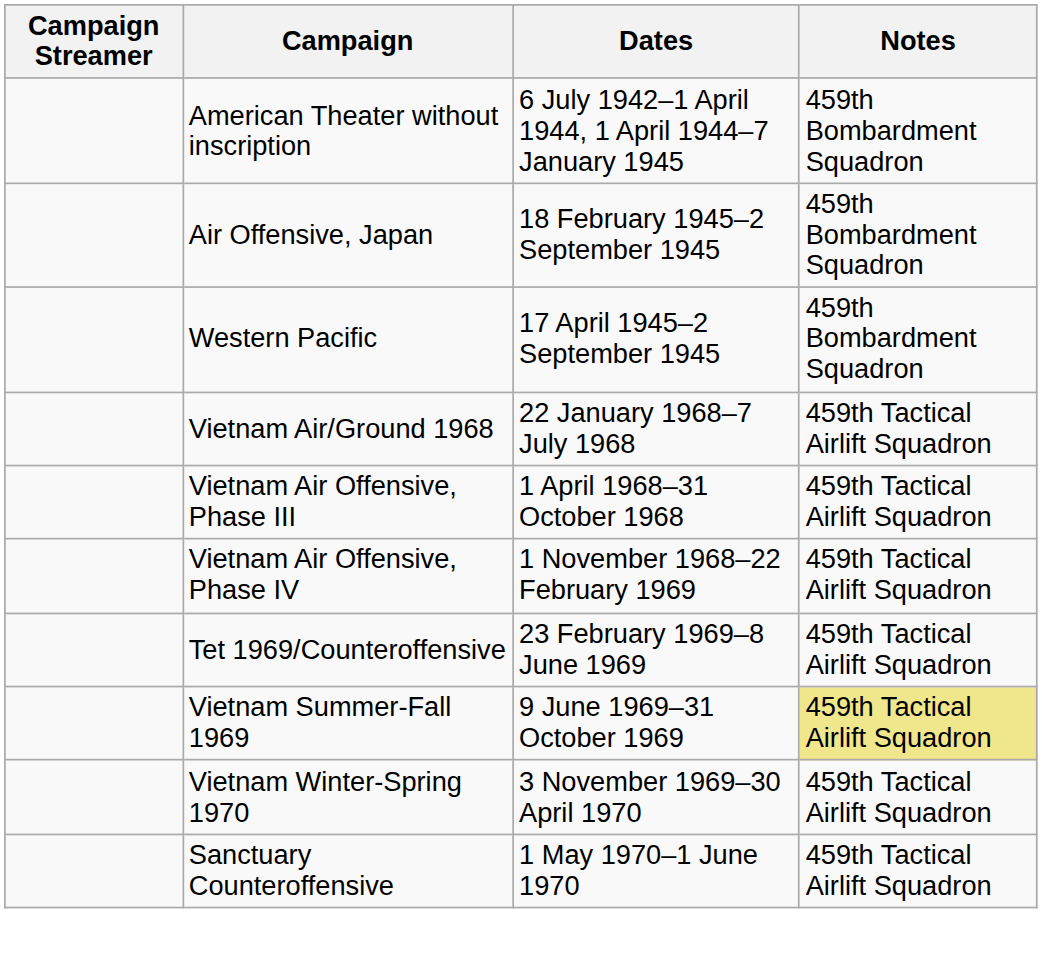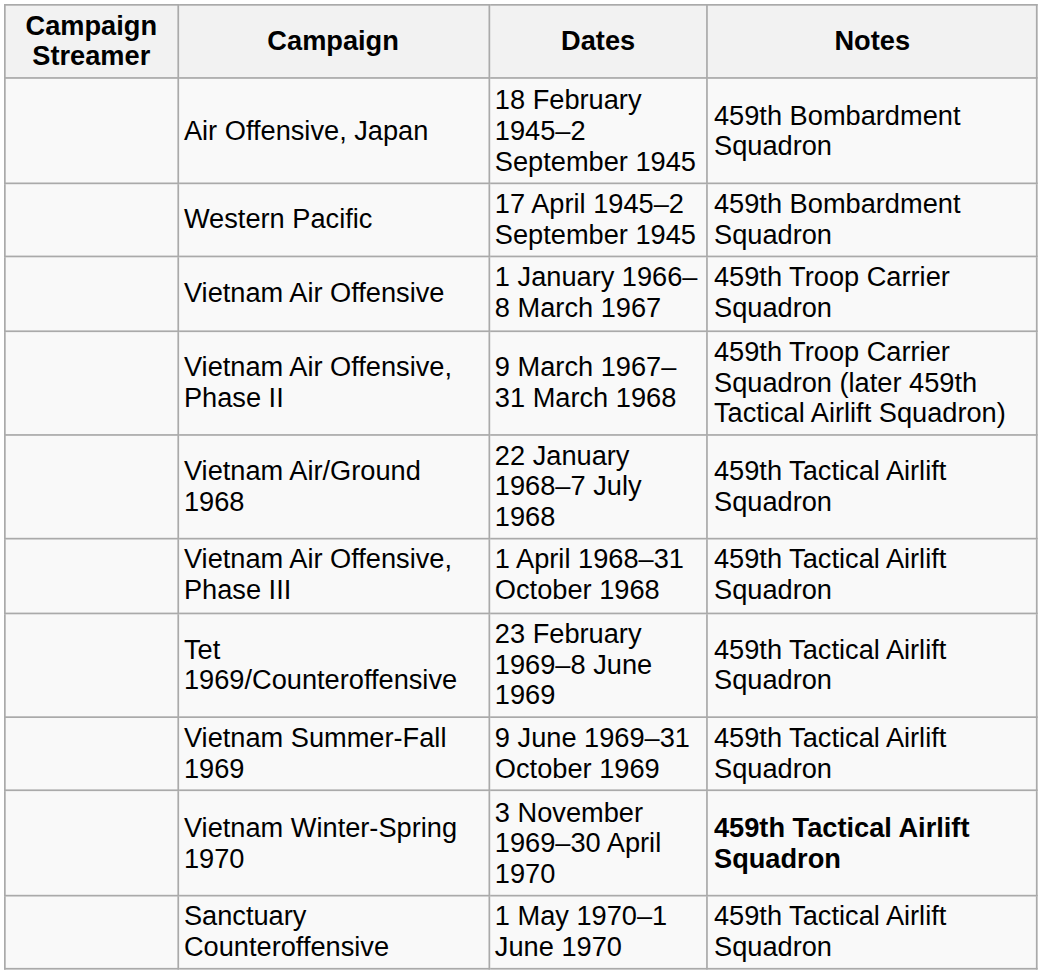- row: (343, 130)
+ row: (314, 293)
+ row: (318, 382)
- row: (323, 575)
(899, 723) khaki background -> (830, 753) no background
(899, 796) normal -> (842, 842) bold
